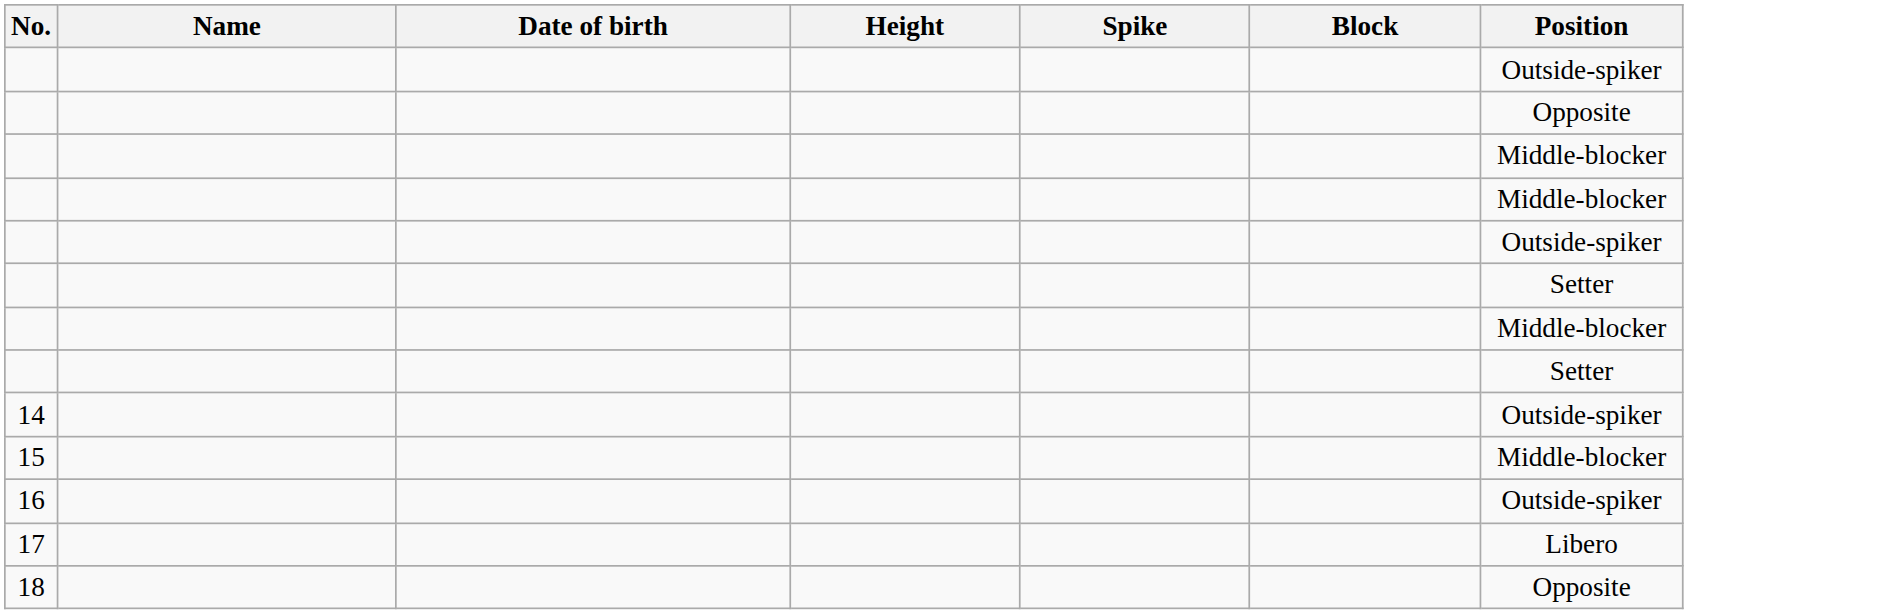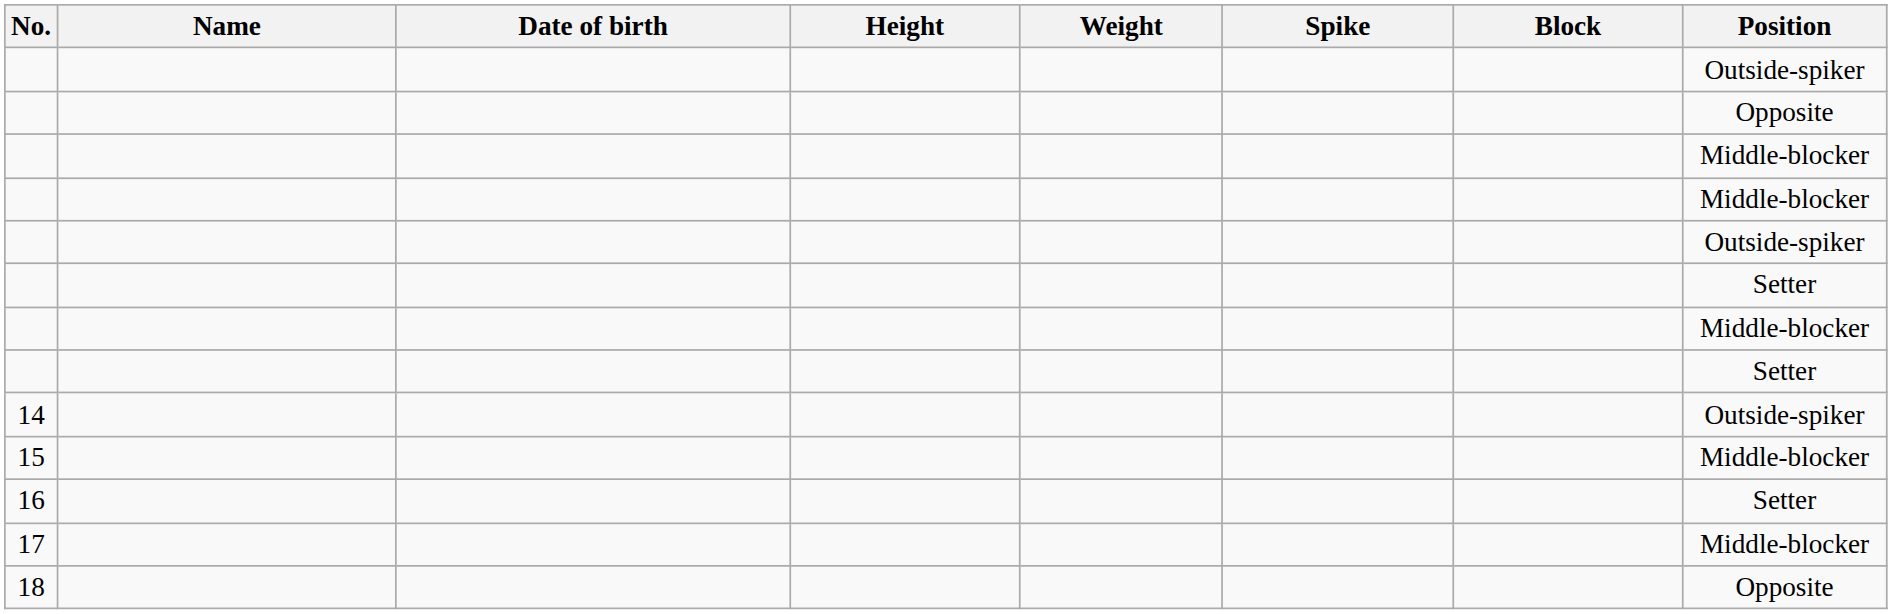+ column: (1121, 26)
(1582, 500) Outside-spiker -> (1785, 500) Setter
(1582, 543) Libero -> (1785, 543) Middle-blocker
